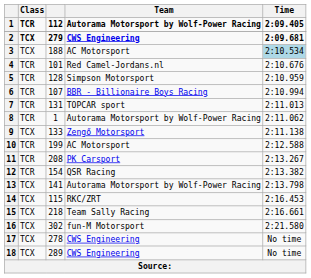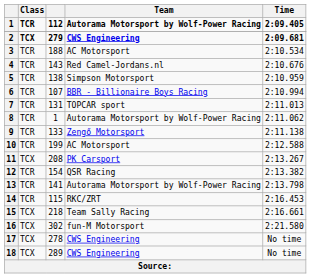(27, 51) TCX -> (27, 51) TCR
(284, 51) lightblue background -> (284, 51) no background
(56, 65) 101 -> (56, 65) 143
(56, 78) 128 -> (56, 78) 138
(27, 132) TCX -> (27, 132) TCR
(27, 159) TCR -> (27, 159) TCX
(27, 186) TCX -> (27, 186) TCR
(27, 199) TCX -> (27, 199) TCR
